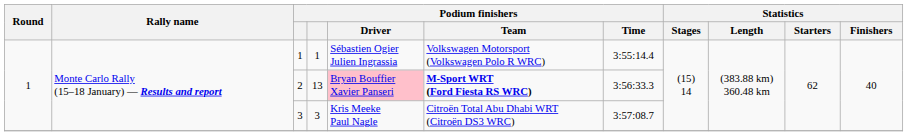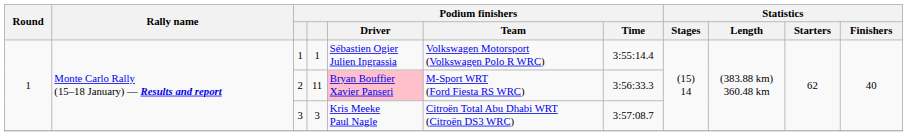(317, 85) 13 -> (317, 85) 11
(479, 85) bold -> (475, 85) normal
